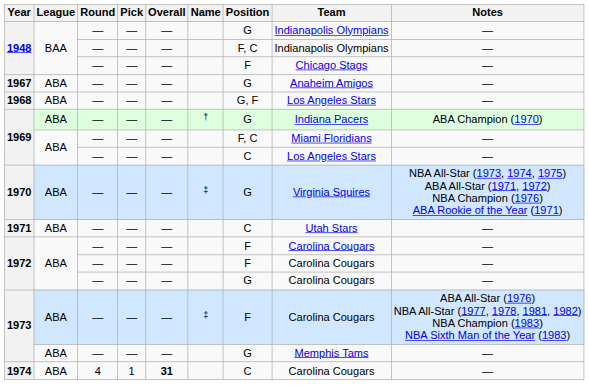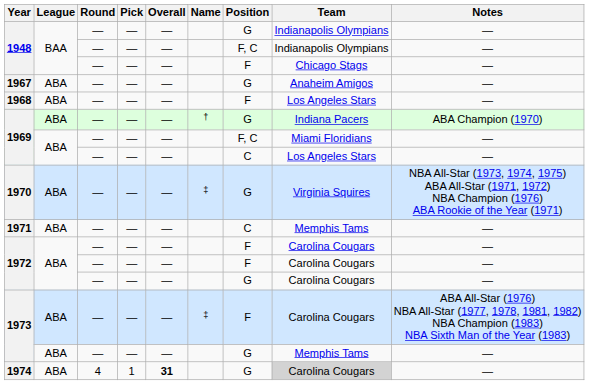(248, 100) G, F -> (248, 100) F
(332, 228) Utah Stars -> (332, 228) Memphis Tams
(248, 370) C -> (248, 370) G
(332, 370) no background -> (332, 370) lightgrey background
